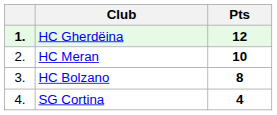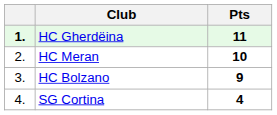(240, 36) 12 -> (240, 36) 11
(240, 78) 8 -> (240, 78) 9
